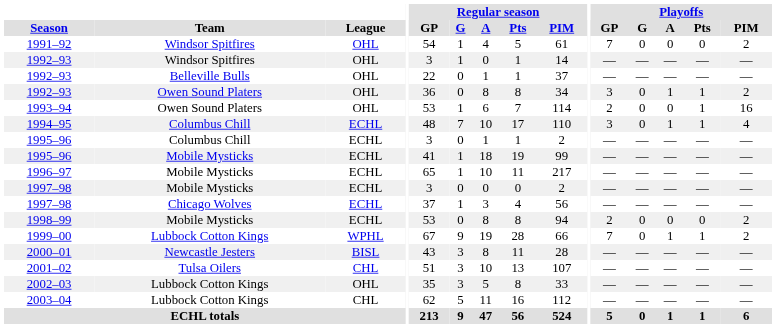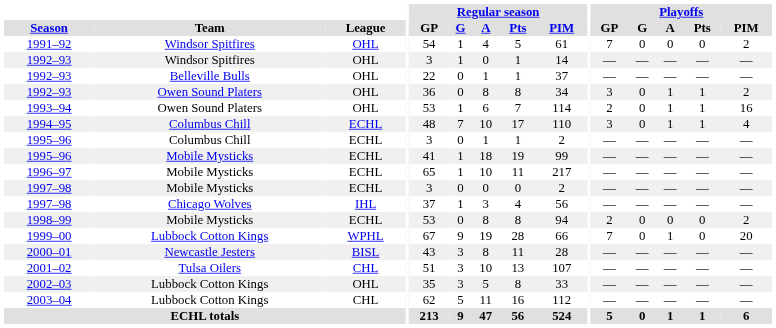(670, 108) 0 -> (670, 108) 1
(366, 204) ECHL -> (366, 204) IHL
(702, 236) 1 -> (702, 236) 0
(746, 236) 2 -> (746, 236) 20
